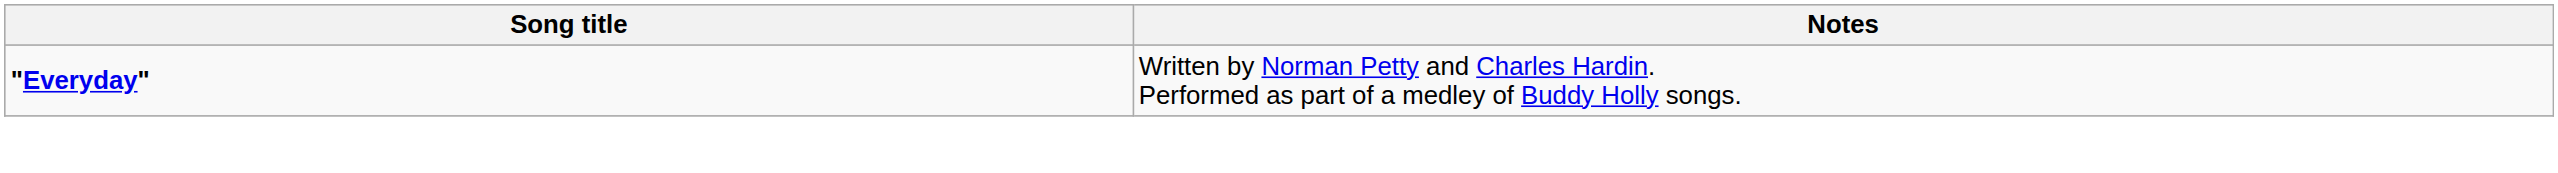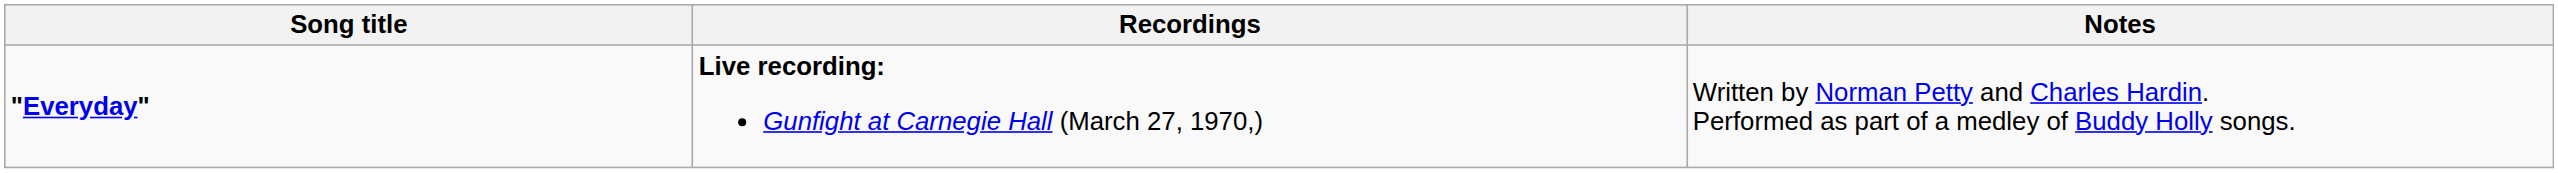+ column: (1190, 24)
